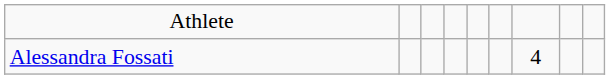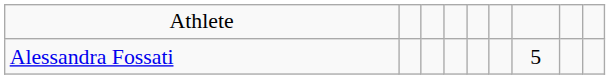(536, 56) 4 -> (536, 56) 5
